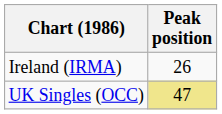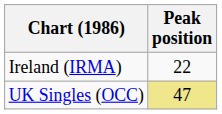(182, 66) 26 -> (182, 66) 22
